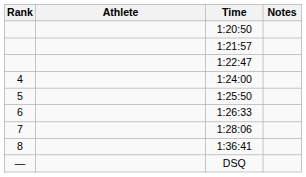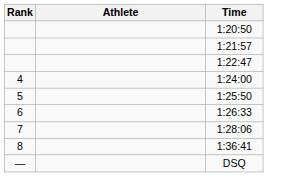- column: (282, 12)
